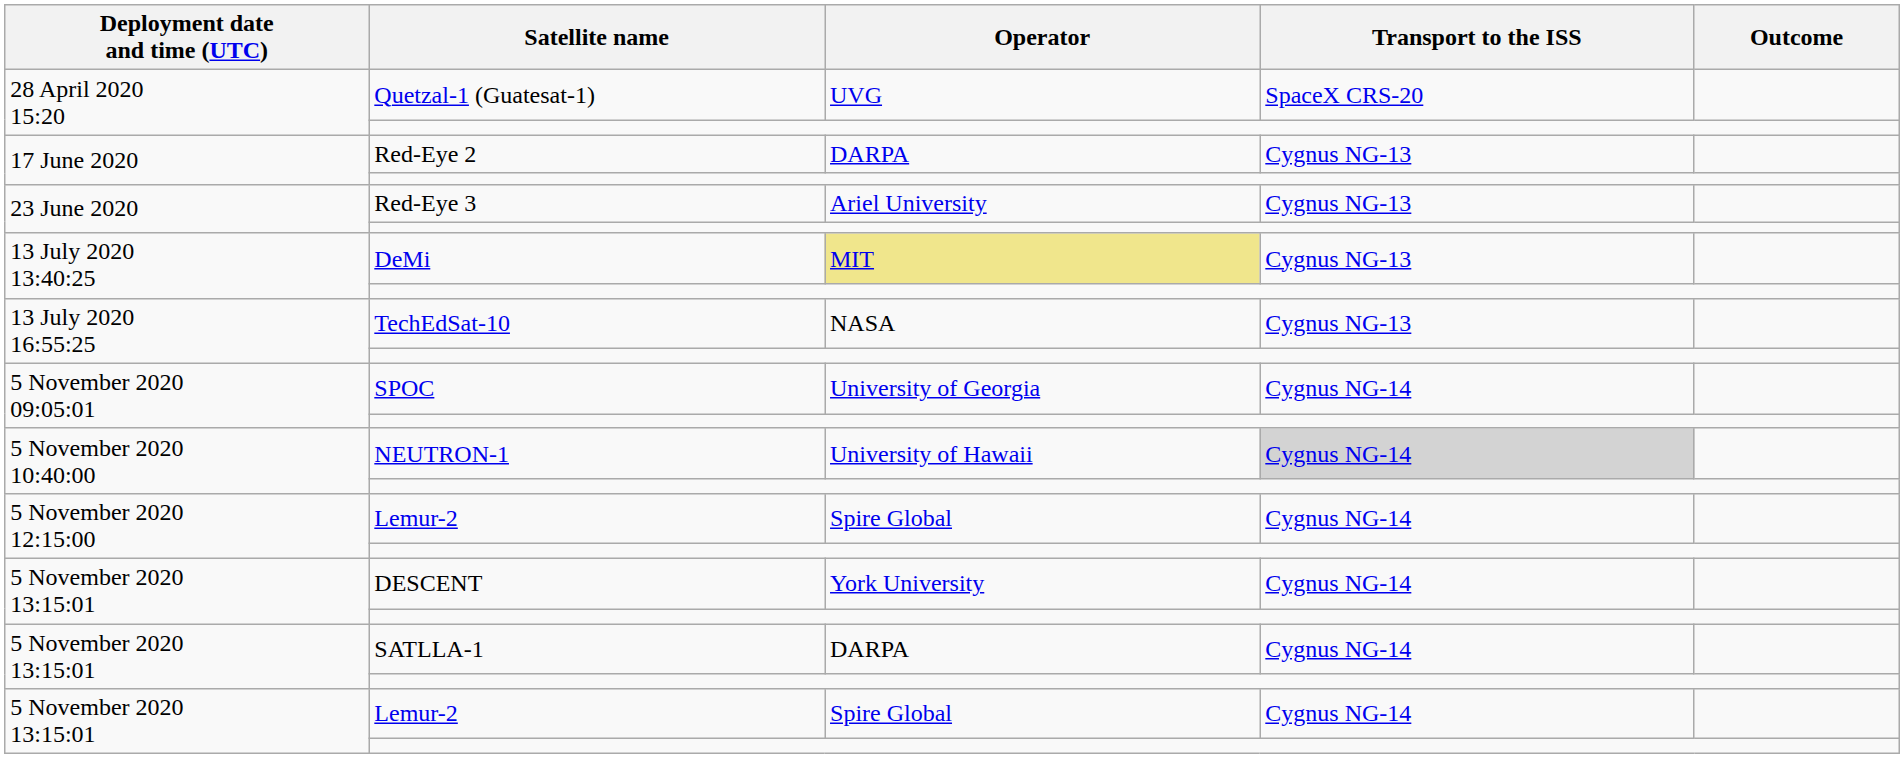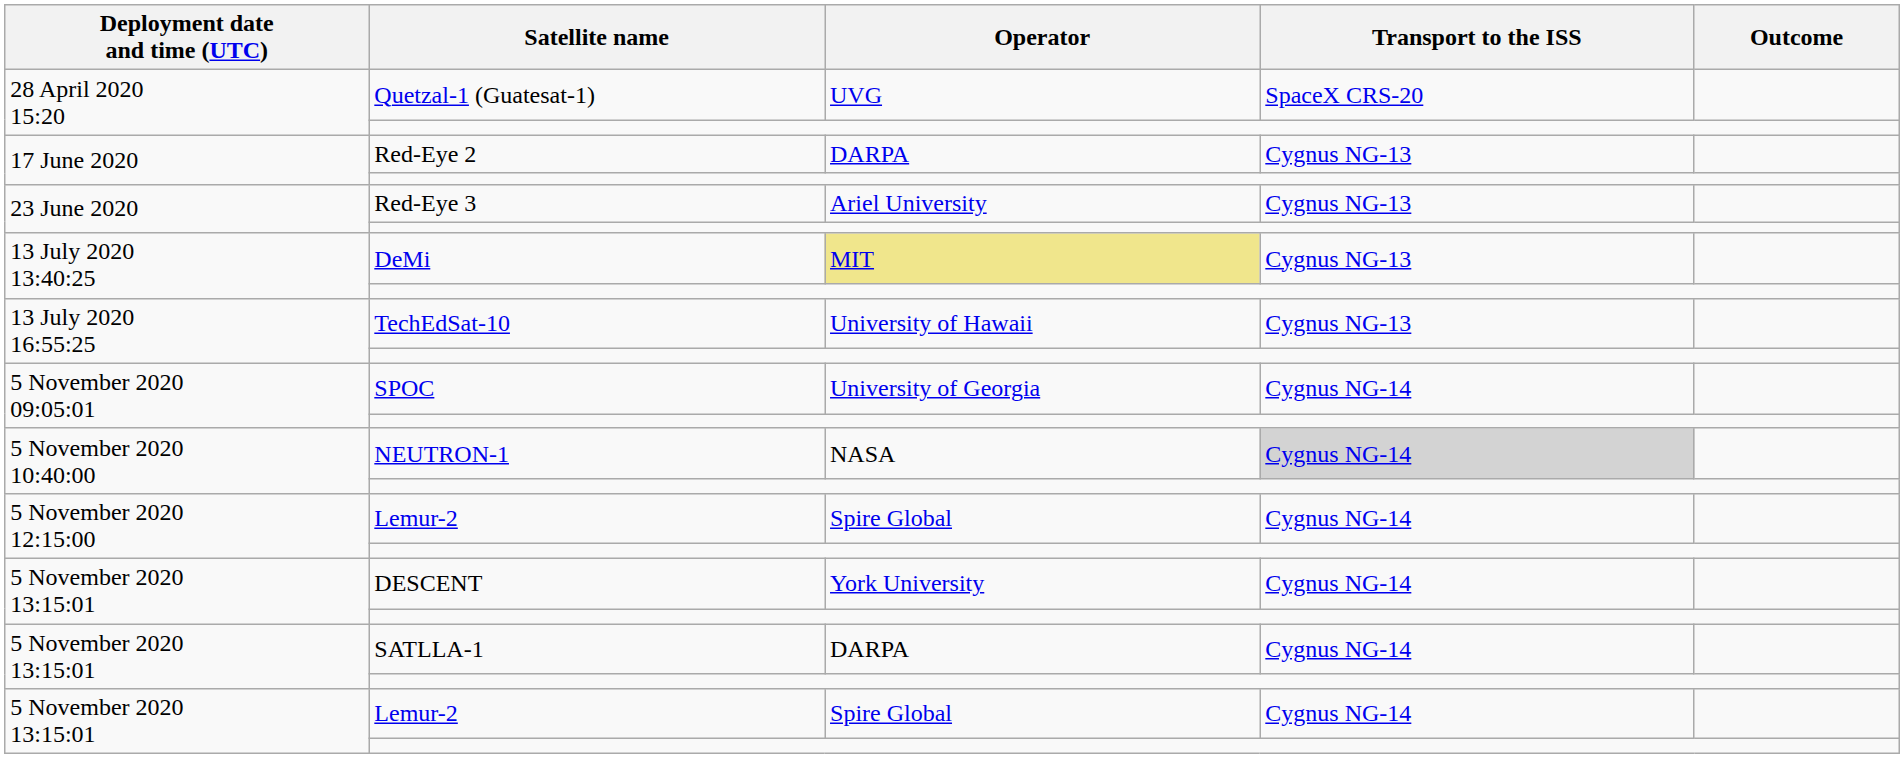(863, 323) NASA -> (931, 323) University of Hawaii
(931, 453) University of Hawaii -> (863, 453) NASA
